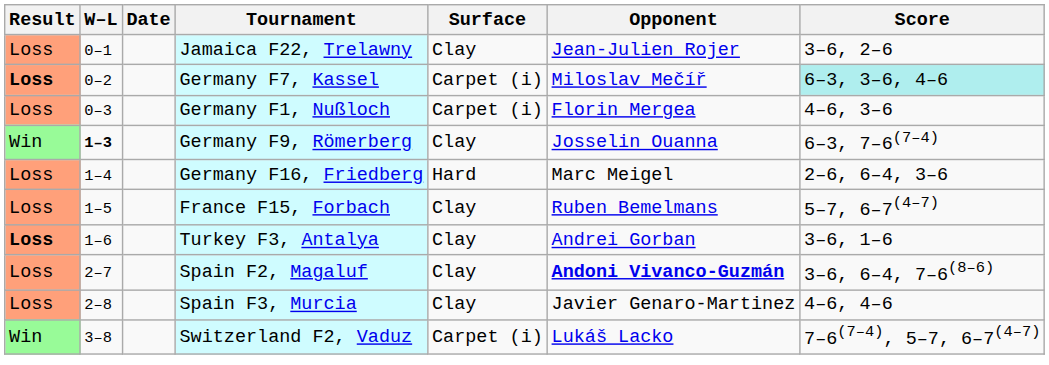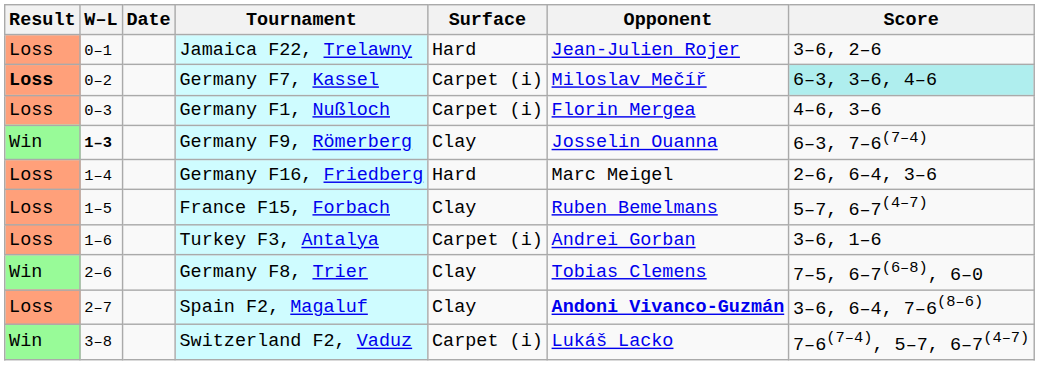(454, 50) Clay -> (454, 50) Hard
(31, 240) bold -> (31, 240) normal
(454, 240) Clay -> (487, 240) Carpet (i)
+ row: (274, 272)
- row: (268, 305)
